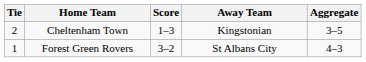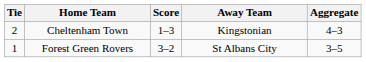(334, 30) 3–5 -> (334, 30) 4–3
(334, 48) 4–3 -> (334, 48) 3–5
